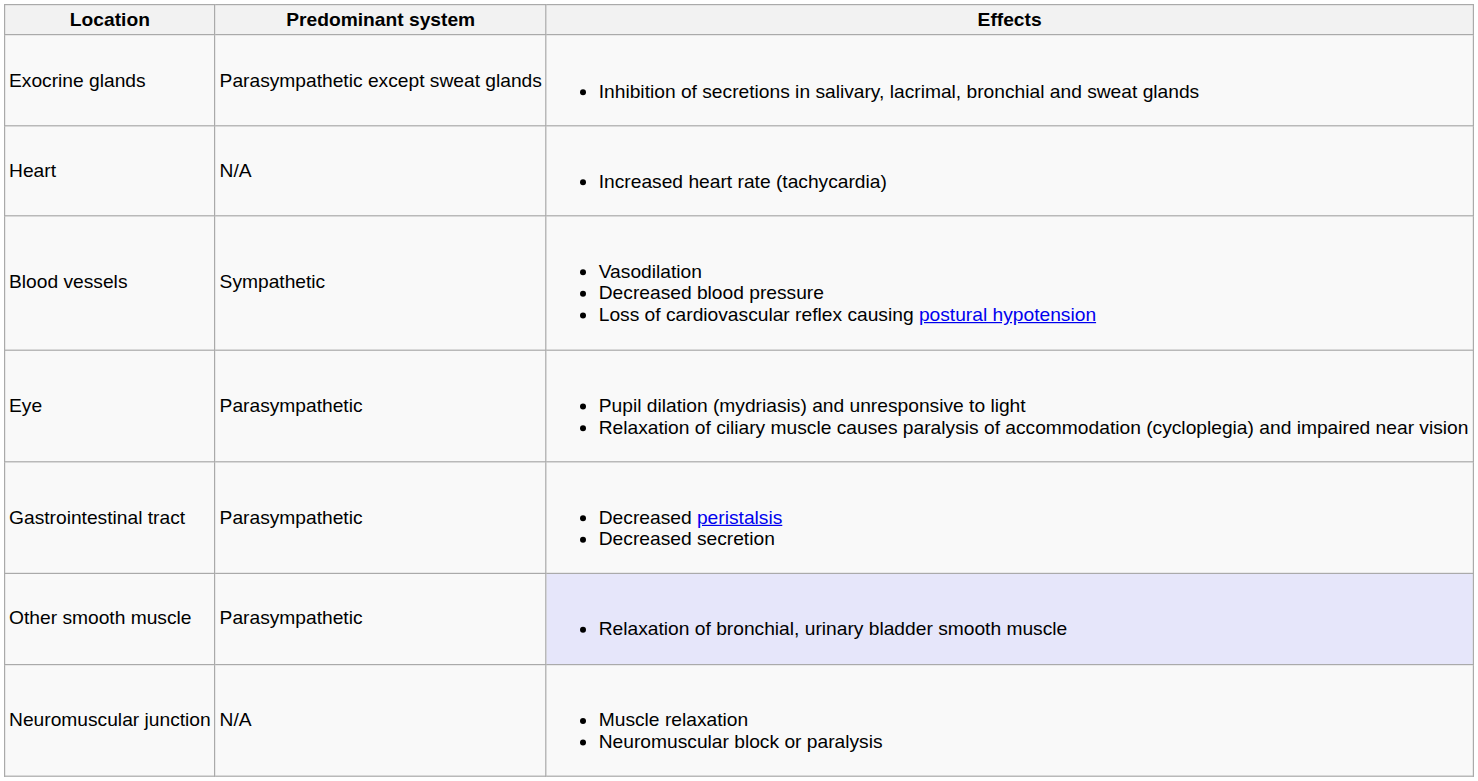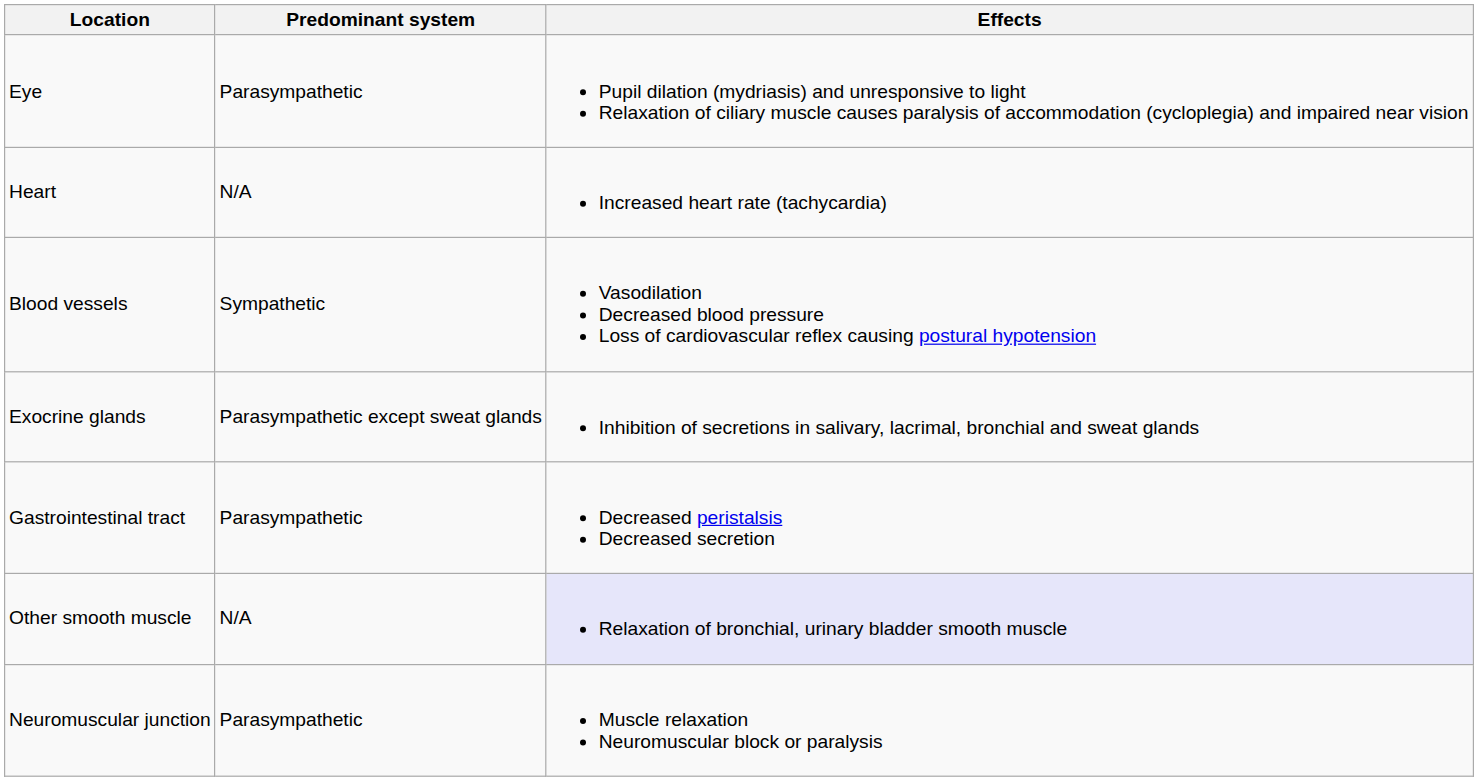rows swapped: (77, 80) <-> (26, 405)
(291, 618) Parasympathetic -> (236, 618) N/A
(236, 720) N/A -> (291, 720) Parasympathetic
